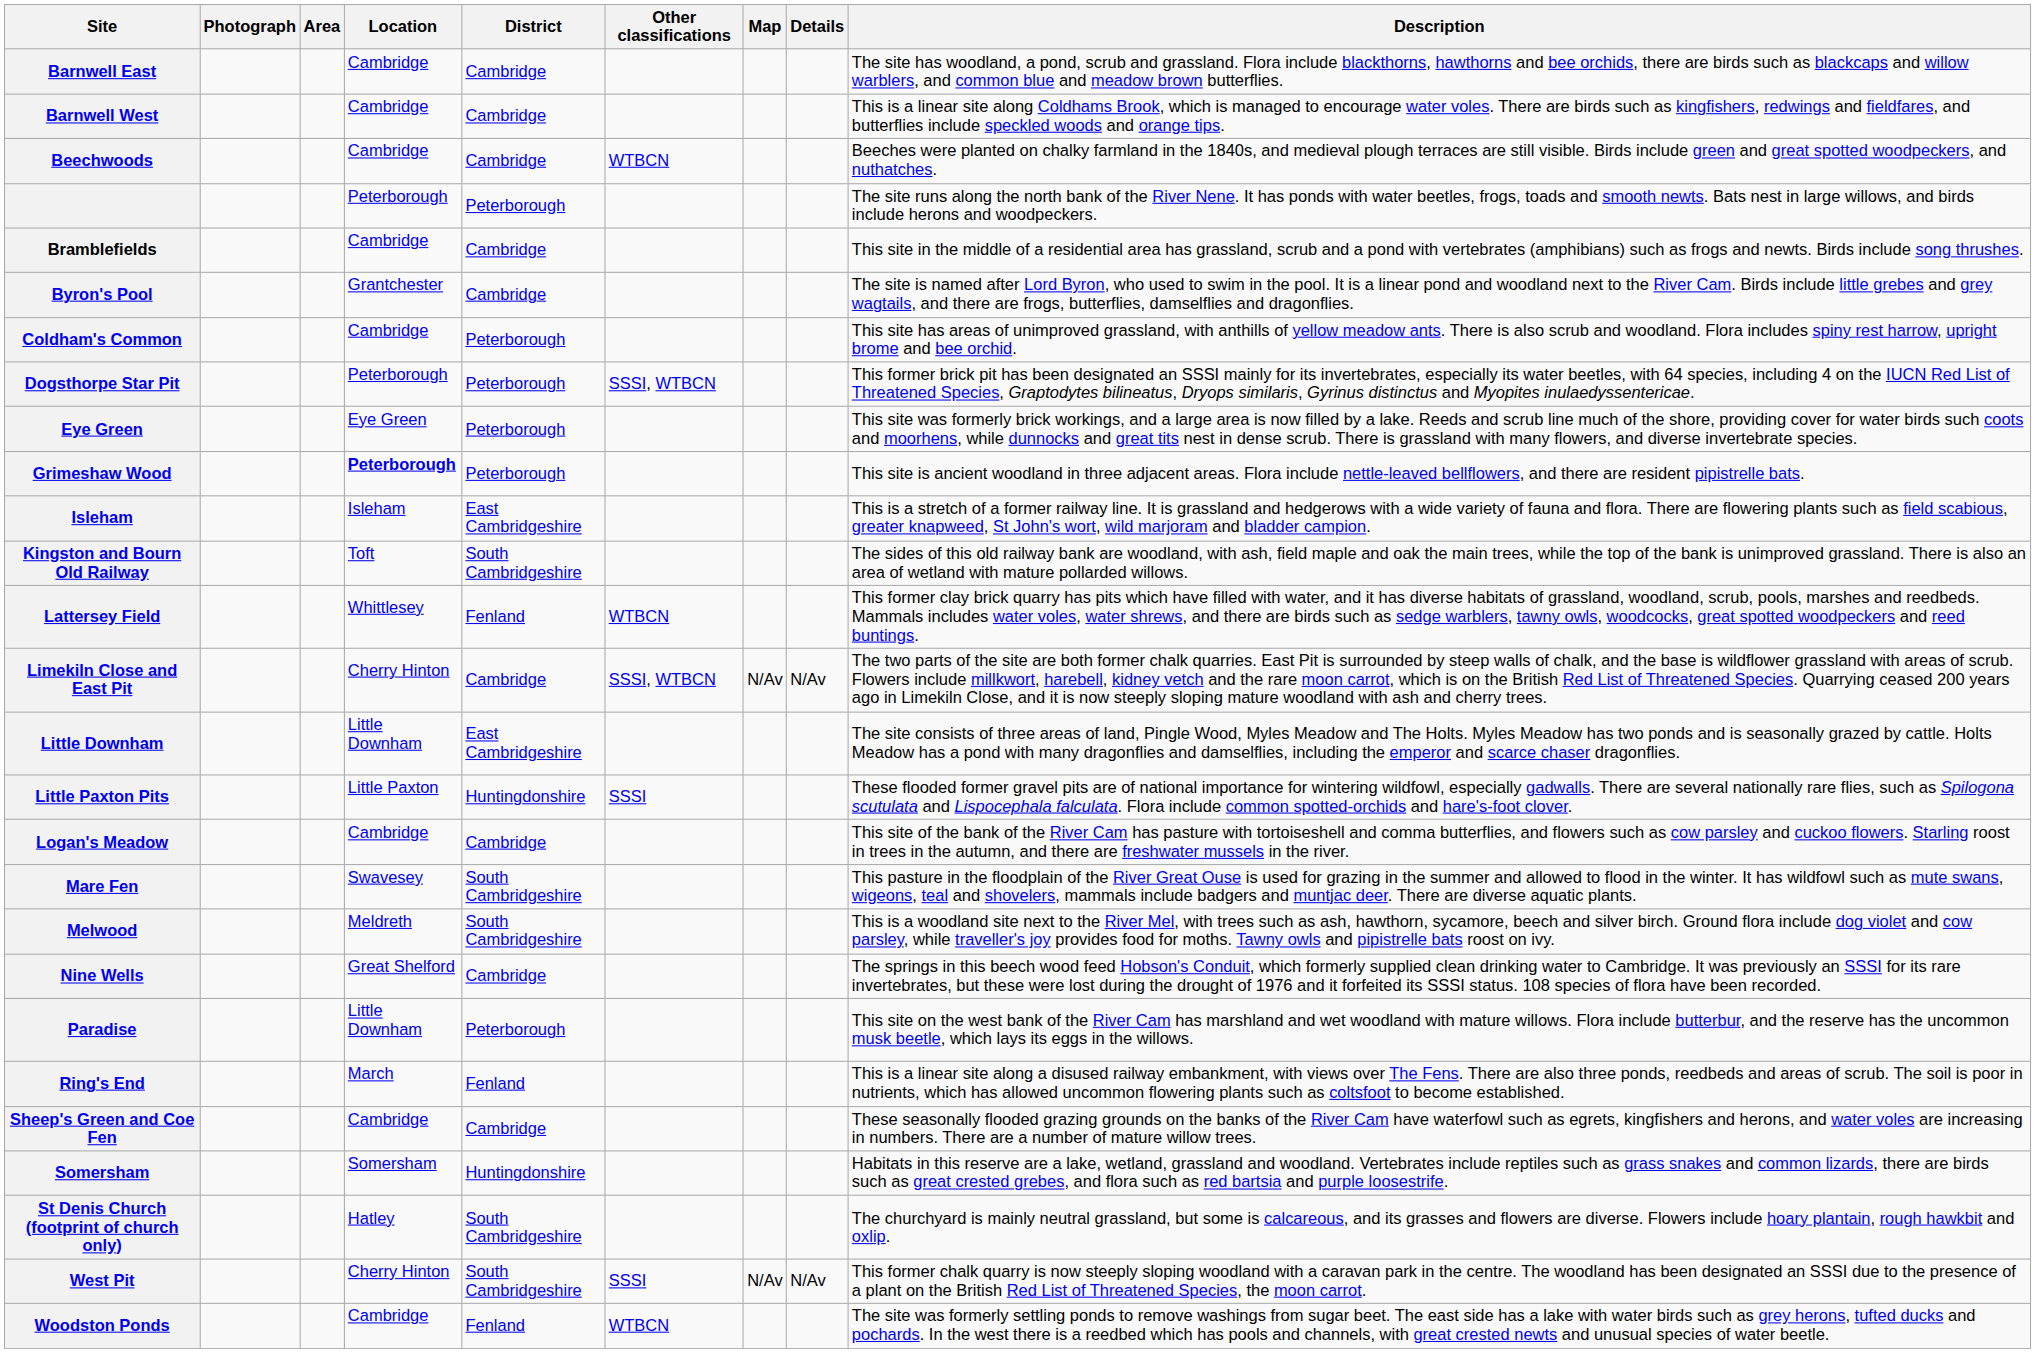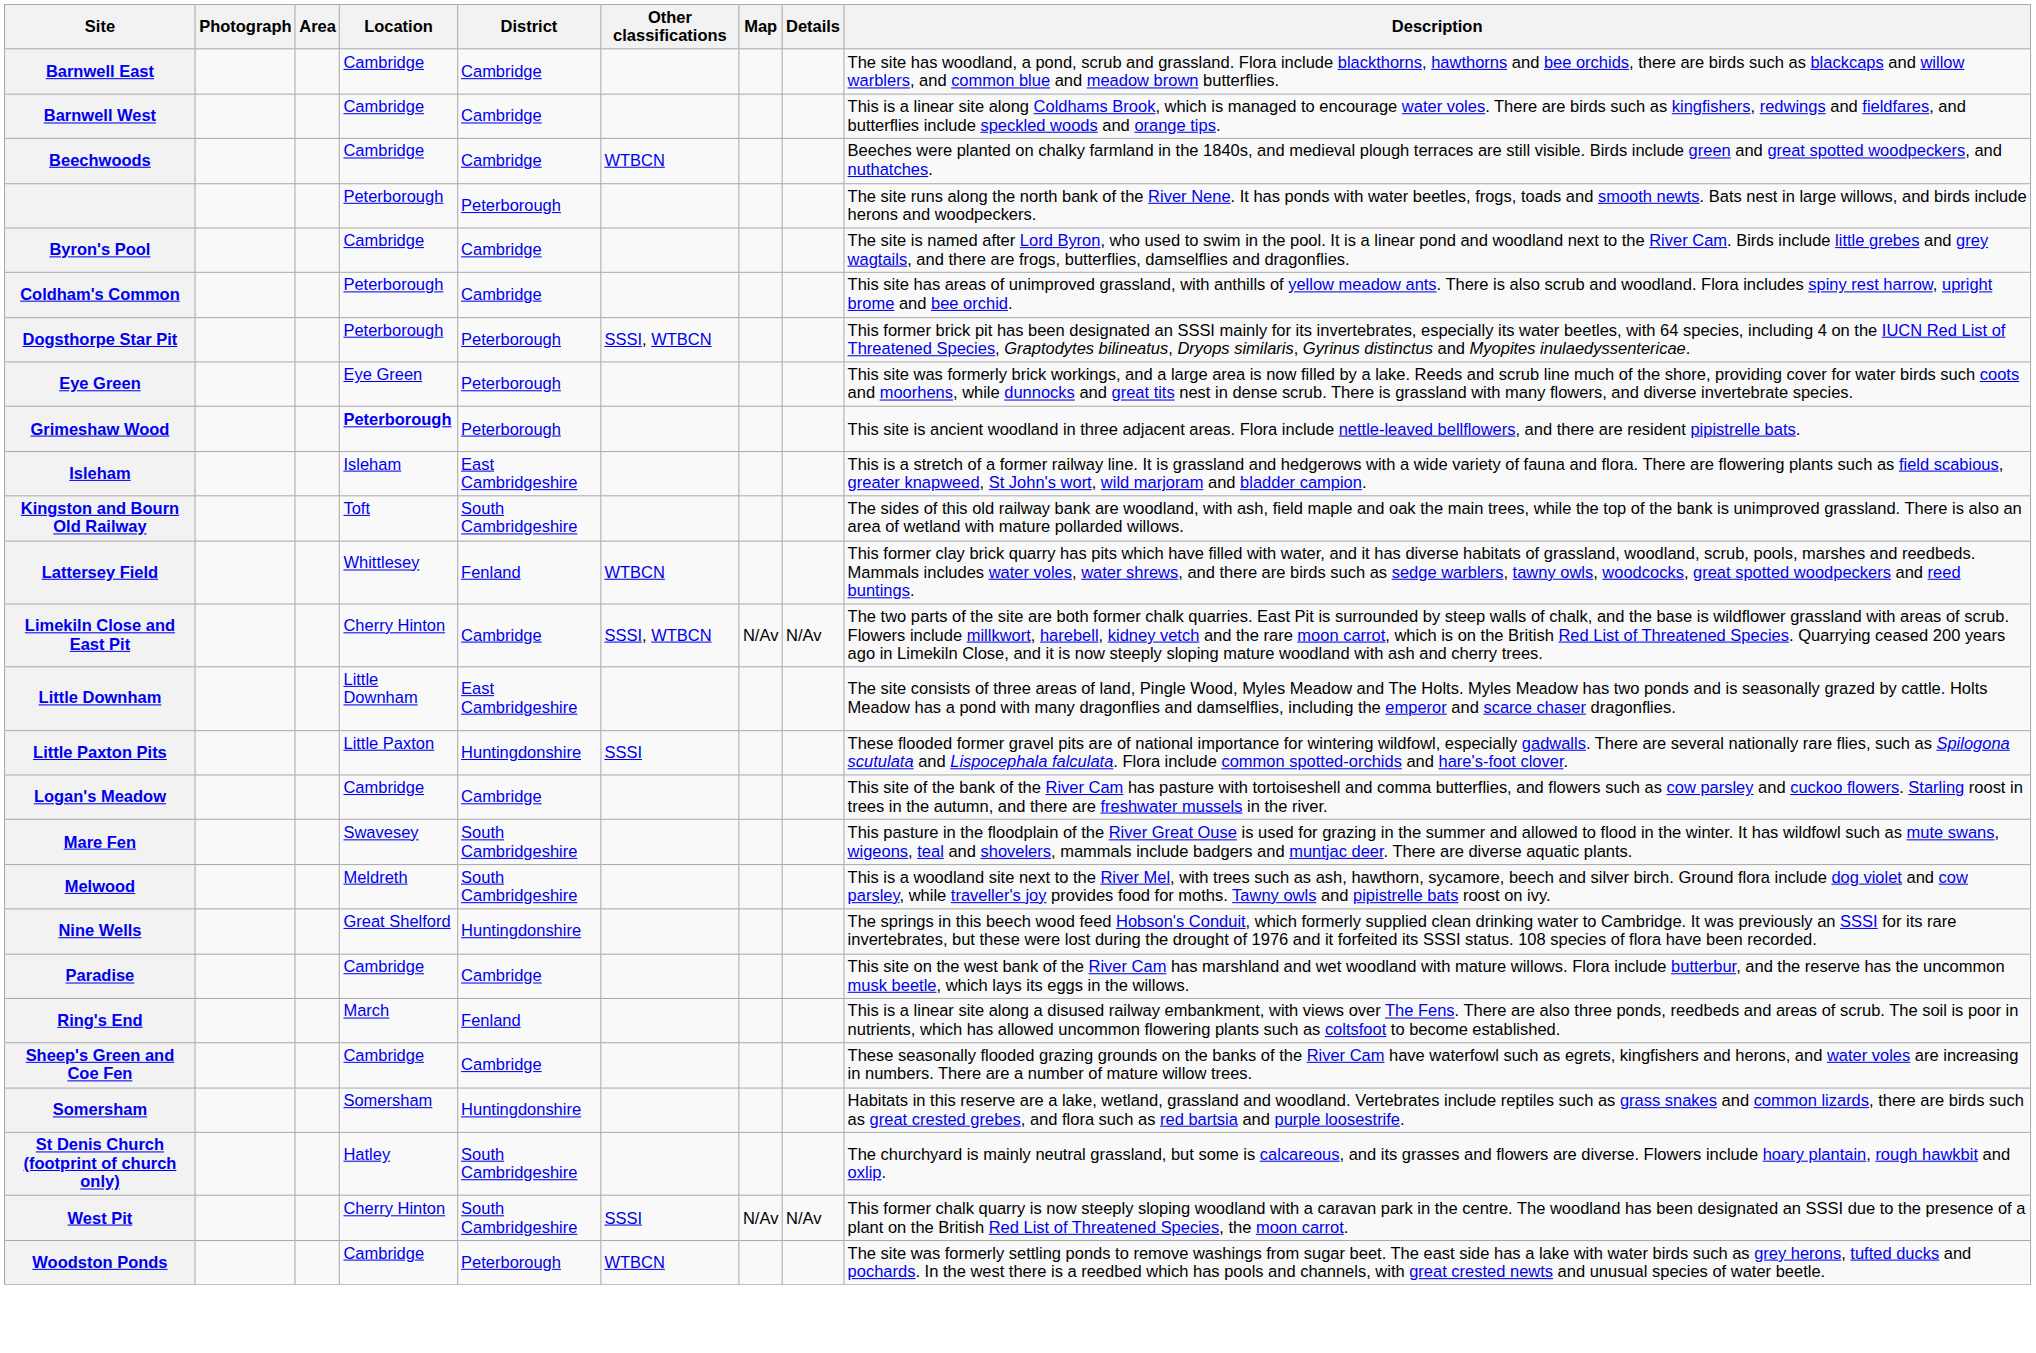- row: (102, 250)
(395, 285) Grantchester -> (384, 240) Cambridge
(388, 330) Cambridge -> (393, 285) Peterborough
(515, 339) Peterborough -> (501, 294) Cambridge
(506, 975) Cambridge -> (521, 931) Huntingdonshire
(385, 1020) Little Downham -> (384, 966) Cambridge
(515, 1029) Peterborough -> (501, 975) Cambridge
(495, 1325) Fenland -> (511, 1262) Peterborough
